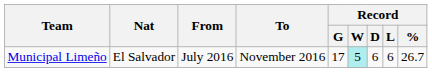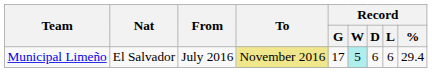(282, 57) no background -> (282, 57) khaki background
(413, 57) 26.7 -> (413, 57) 29.4
